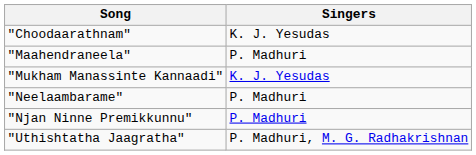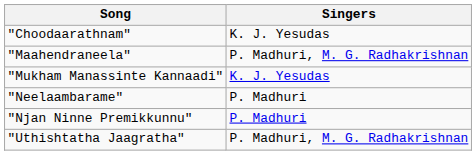(268, 57) P. Madhuri -> (349, 57) P. Madhuri, M. G. Radhakrishnan
